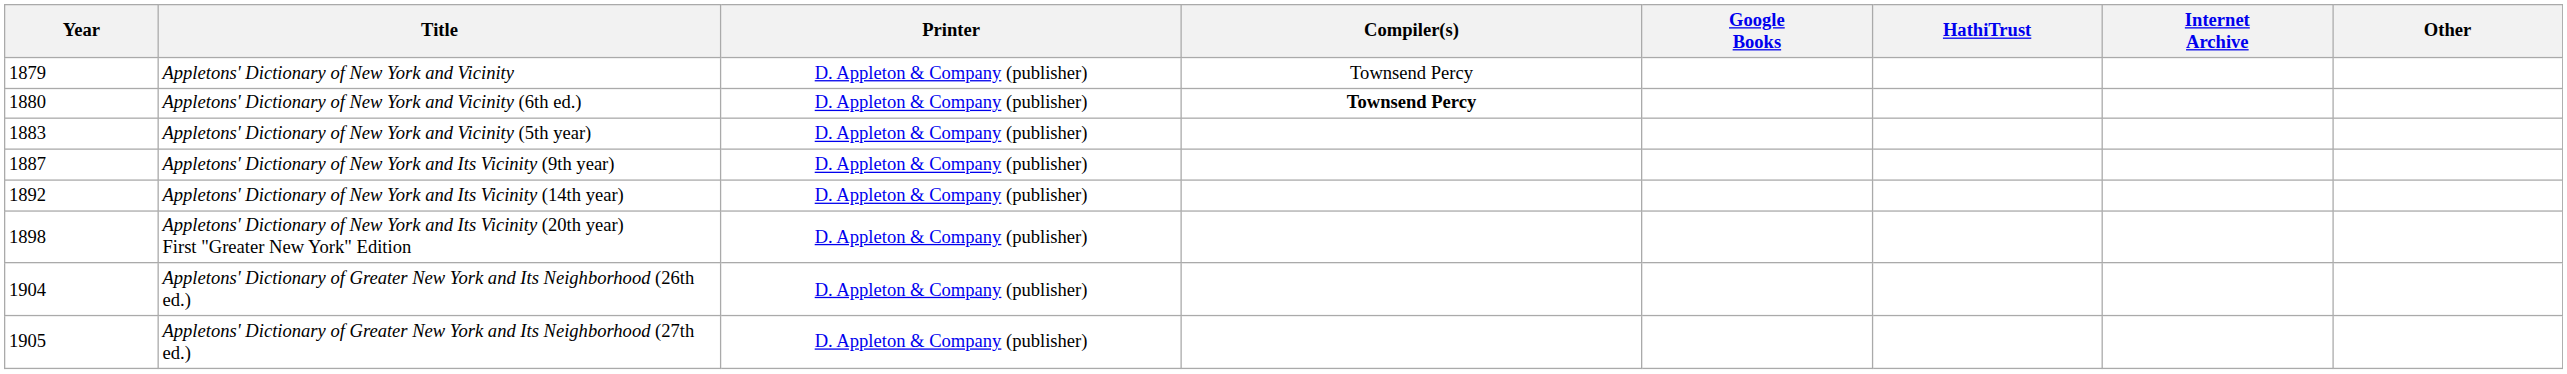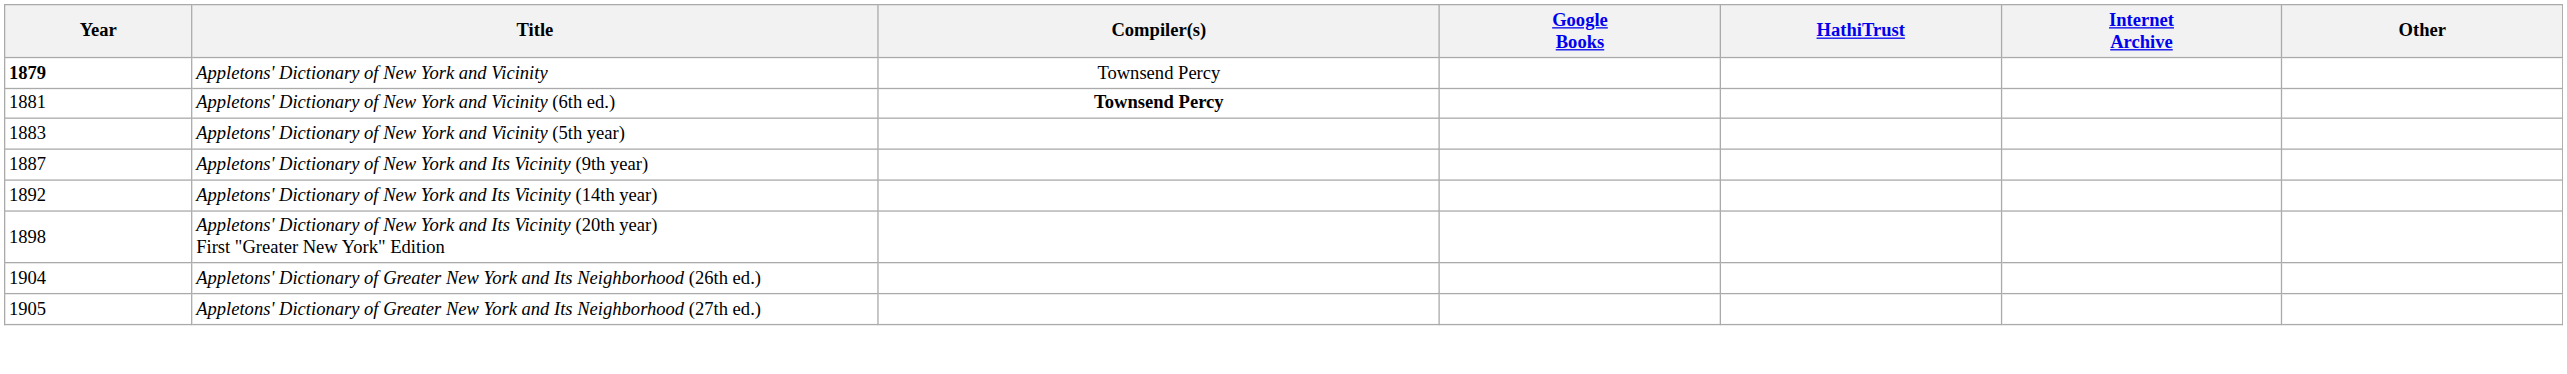- column: (951, 31)
(28, 72) normal -> (28, 72) bold
(28, 103) 1880 -> (28, 103) 1881
